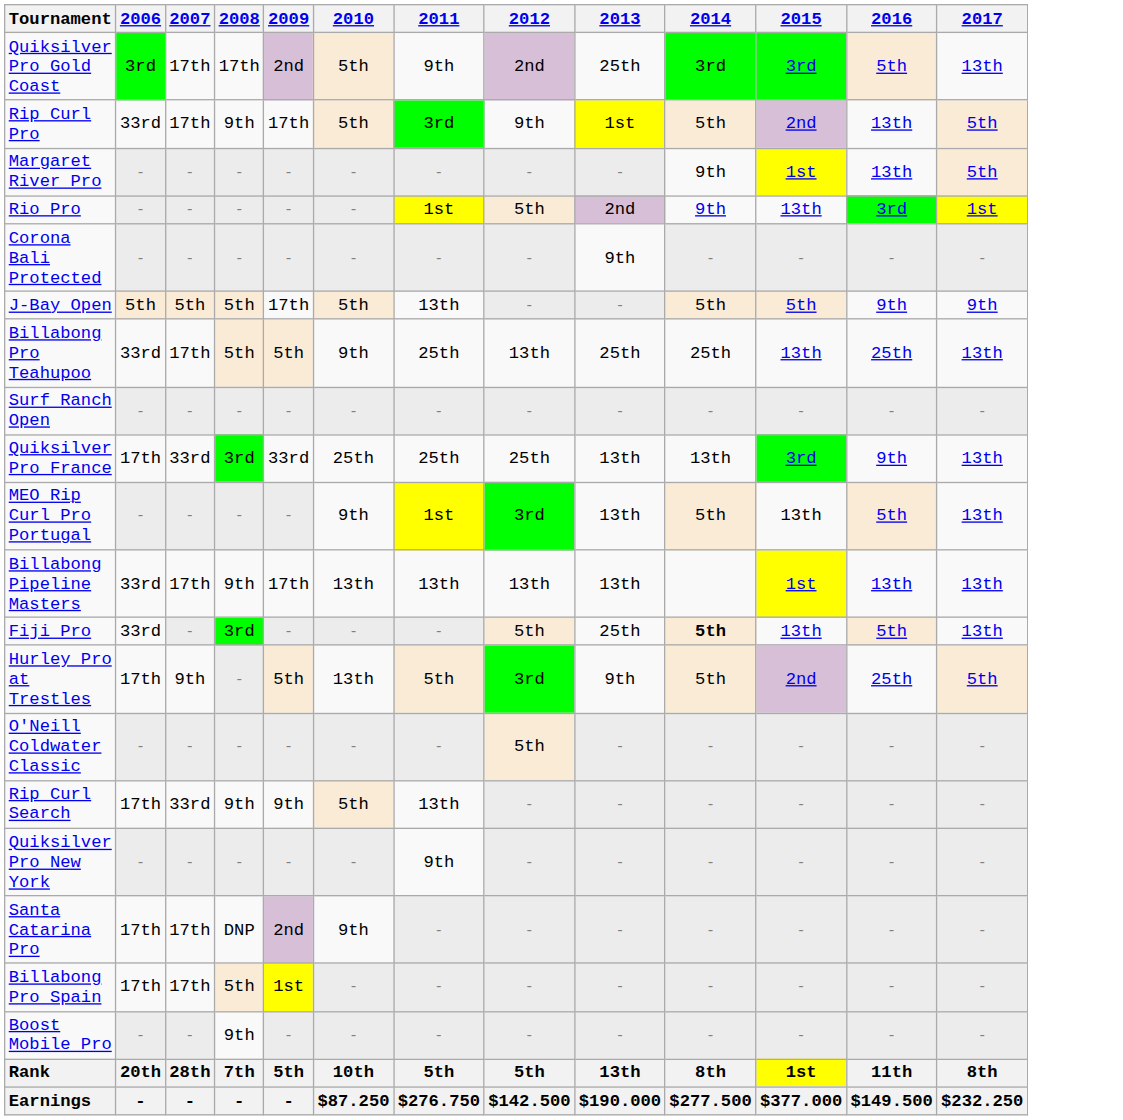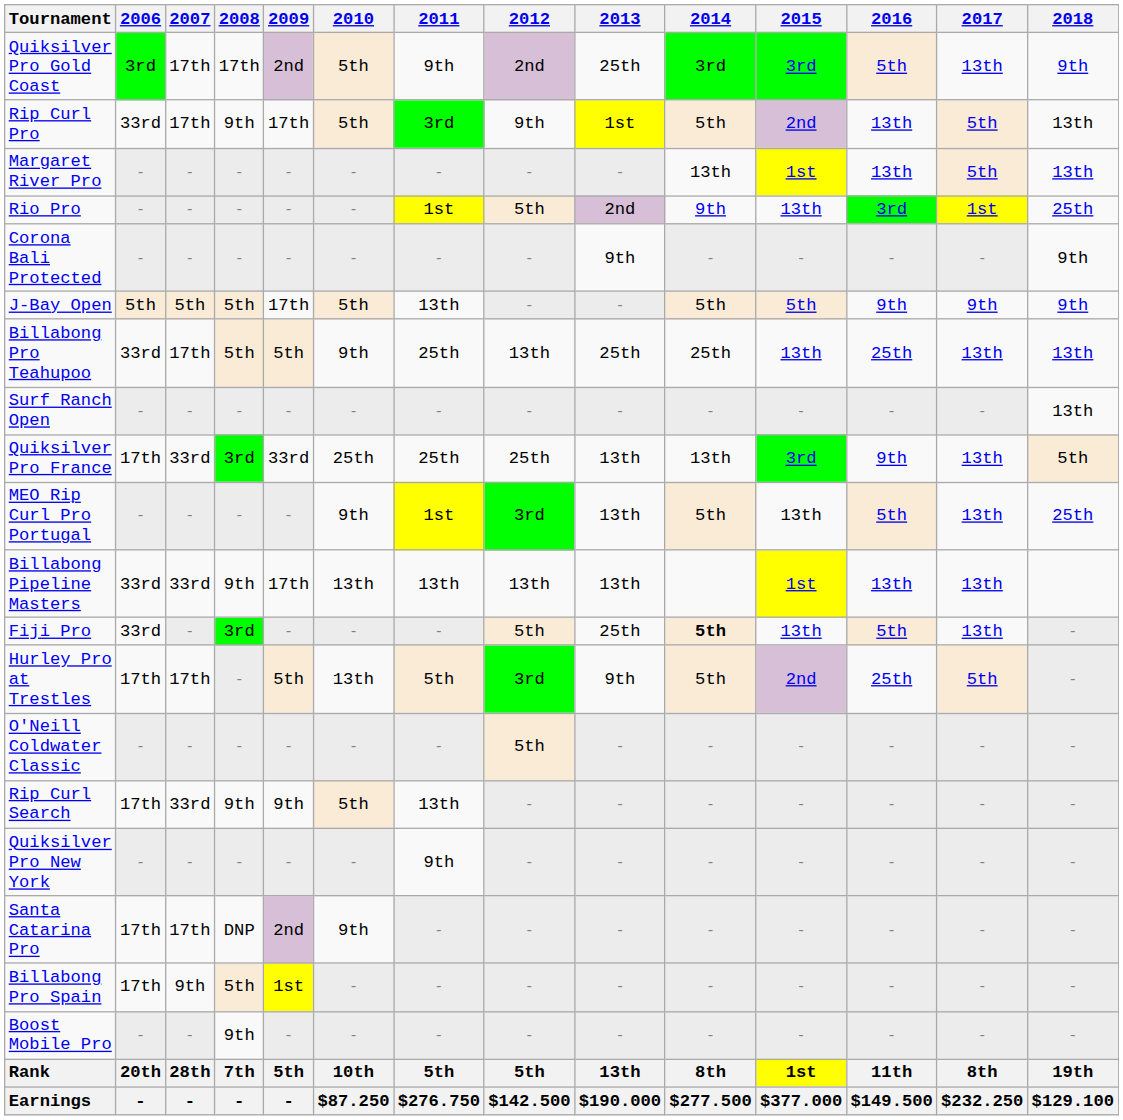+ column: (1073, 19)
(711, 172) 9th -> (711, 172) 13th
(190, 584) 17th -> (190, 584) 33rd
(190, 679) 9th -> (190, 679) 17th
(190, 987) 17th -> (190, 987) 9th
